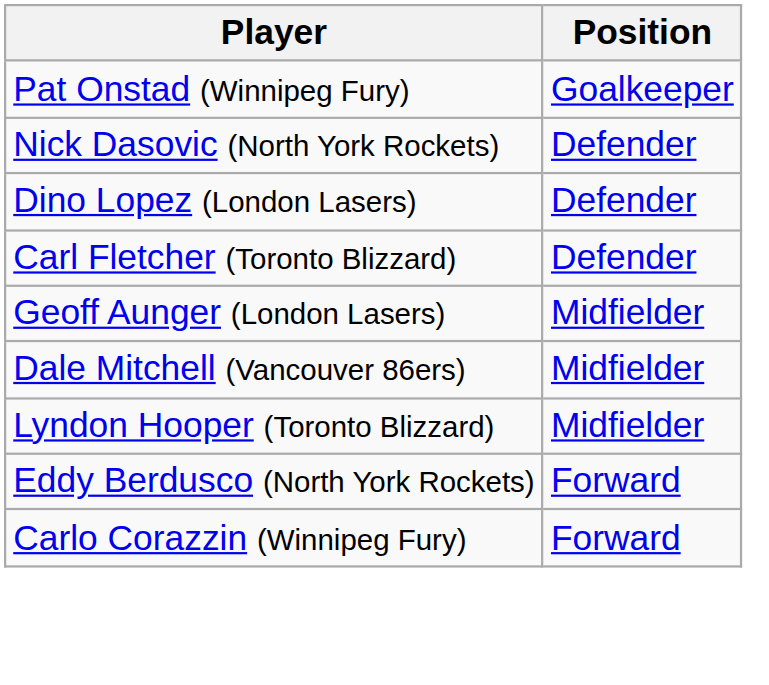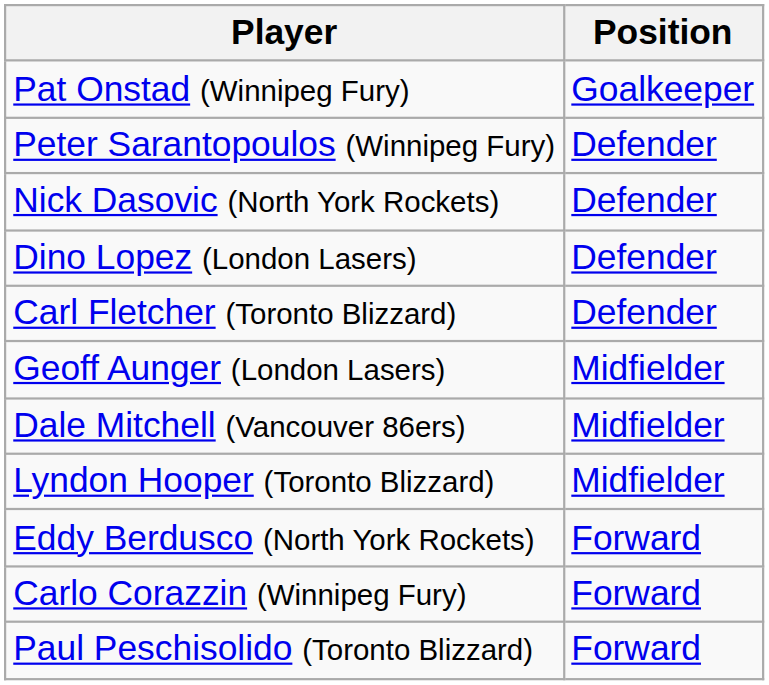+ row: (284, 144)
+ row: (273, 649)
